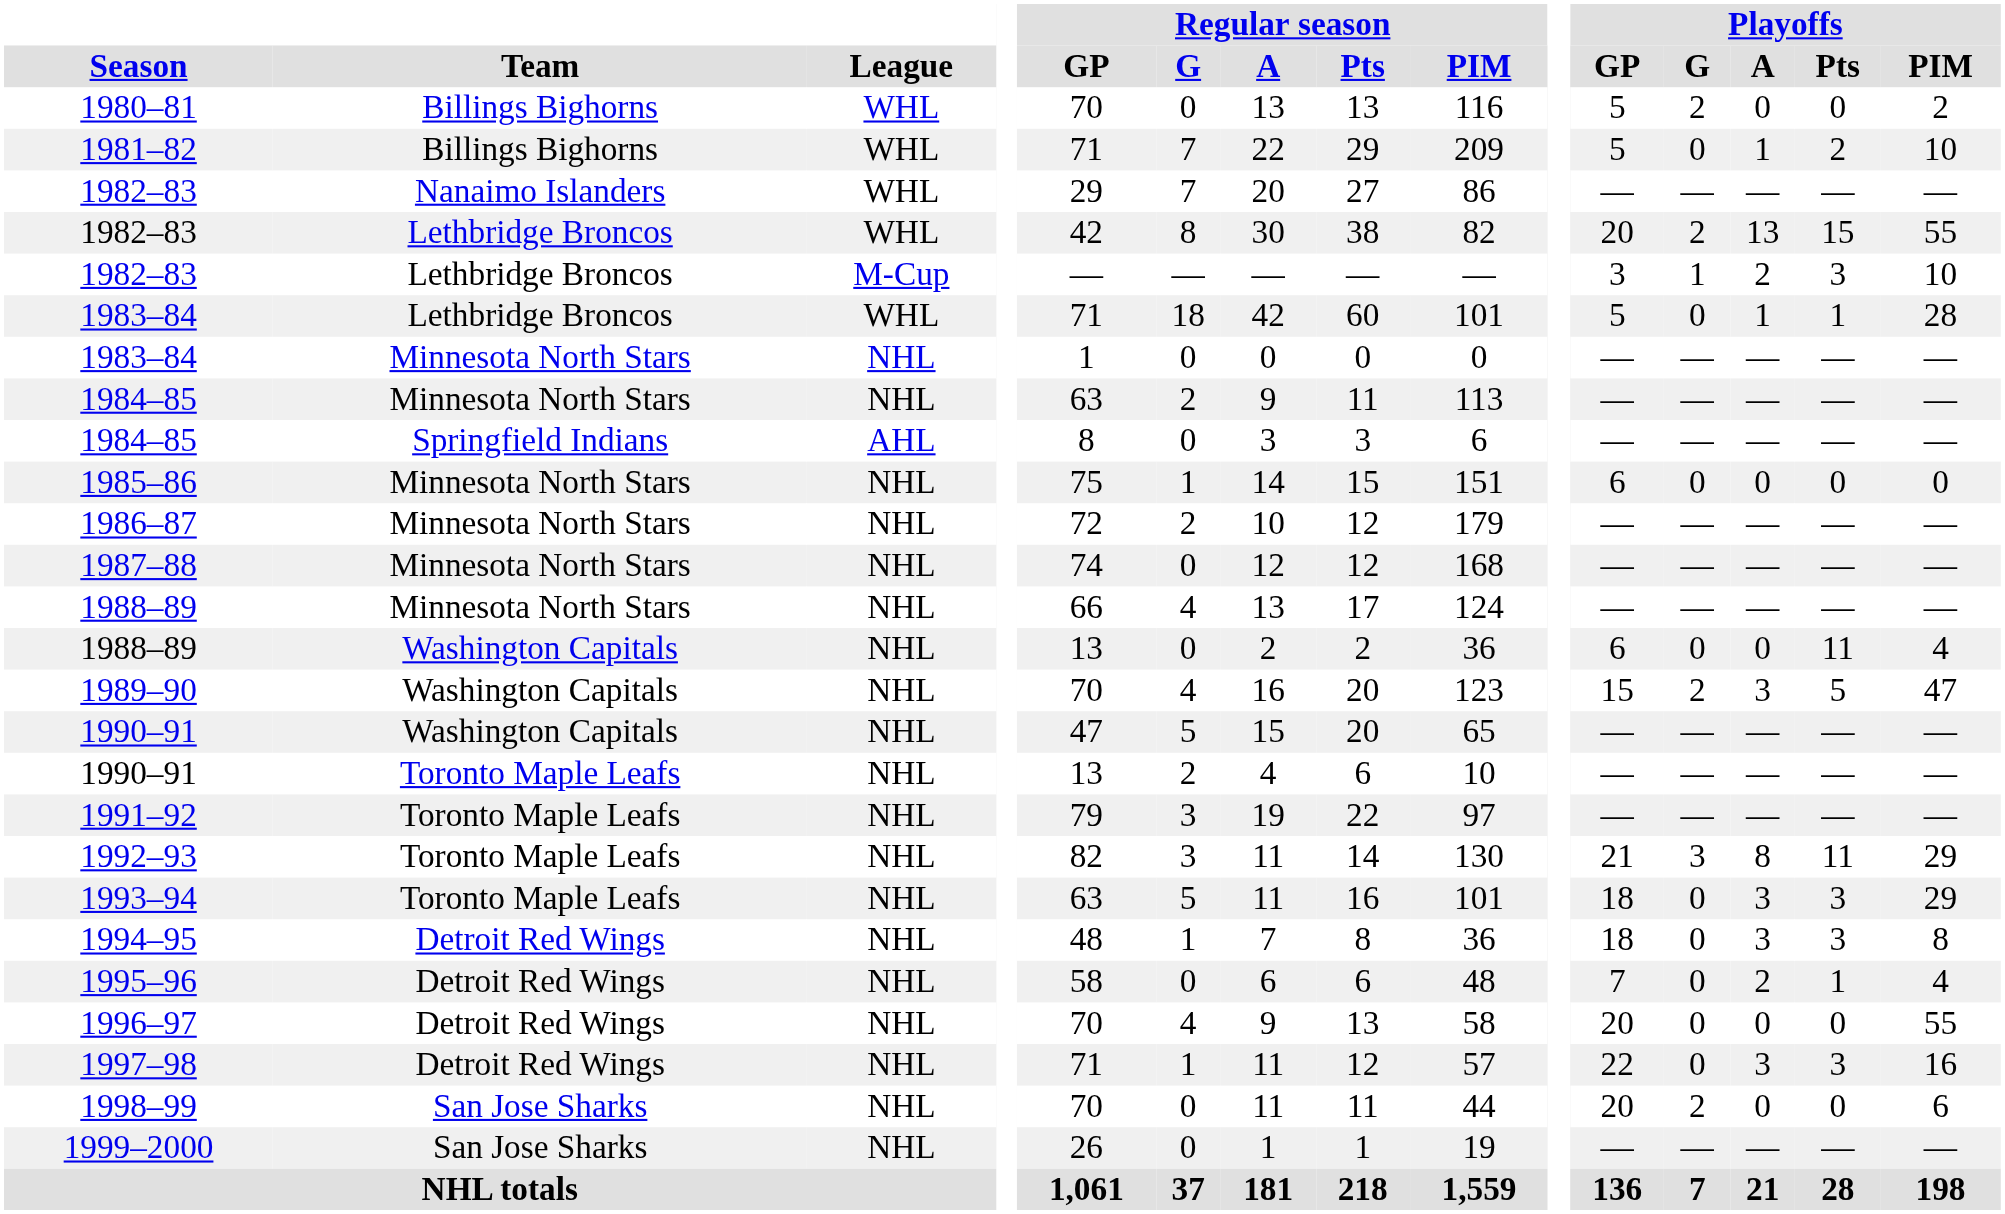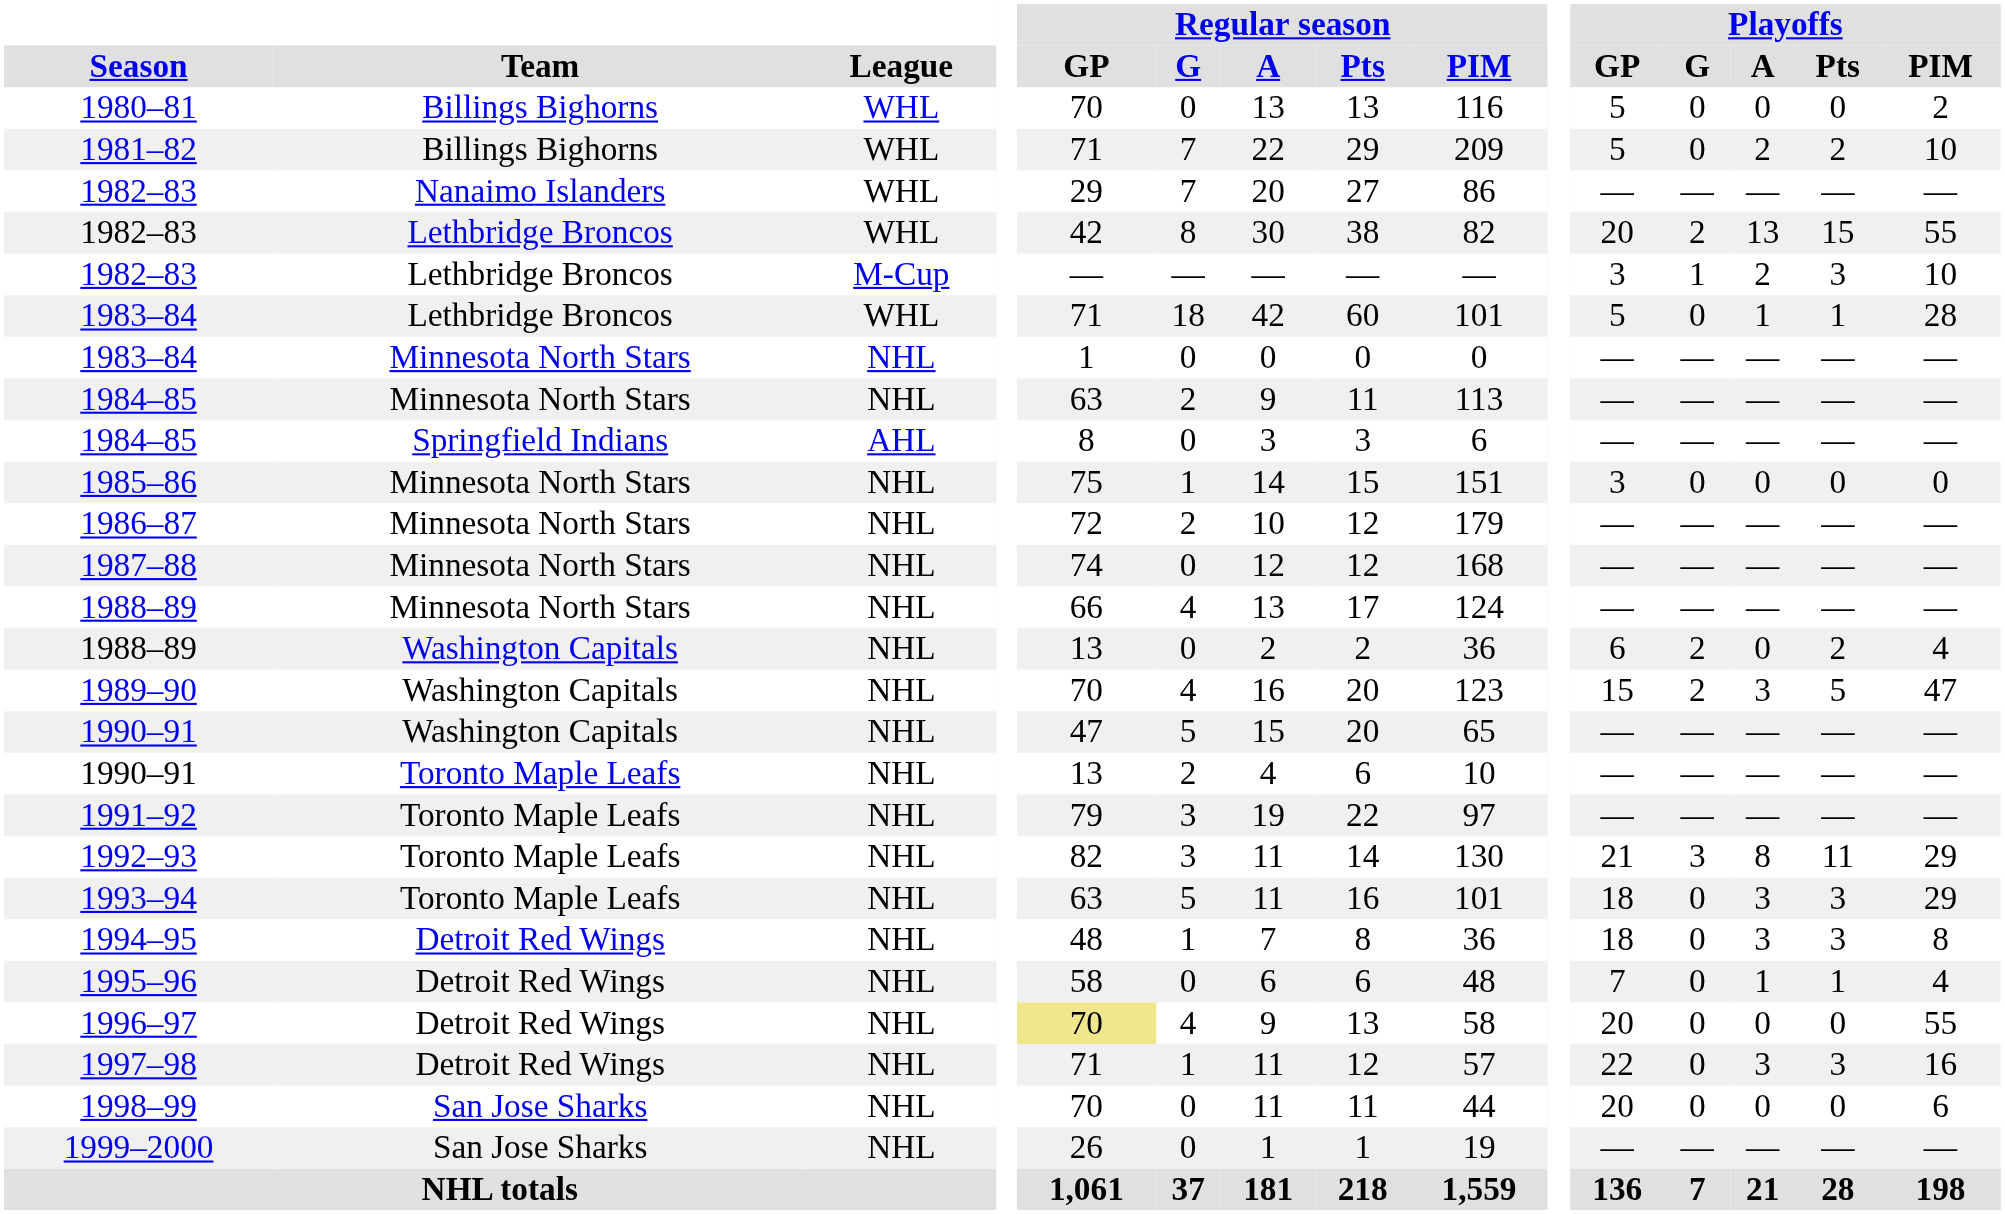(1697, 107) 2 -> (1697, 107) 0
(1763, 149) 1 -> (1763, 149) 2
(1617, 481) 6 -> (1617, 481) 3
(1697, 648) 0 -> (1697, 648) 2
(1838, 648) 11 -> (1838, 648) 2
(1763, 981) 2 -> (1763, 981) 1
(1086, 1022) no background -> (1086, 1022) khaki background
(1697, 1105) 2 -> (1697, 1105) 0
